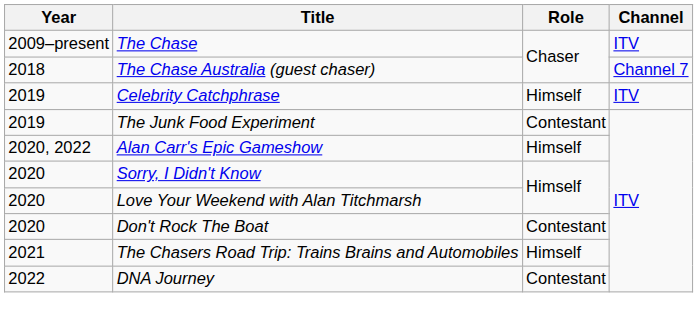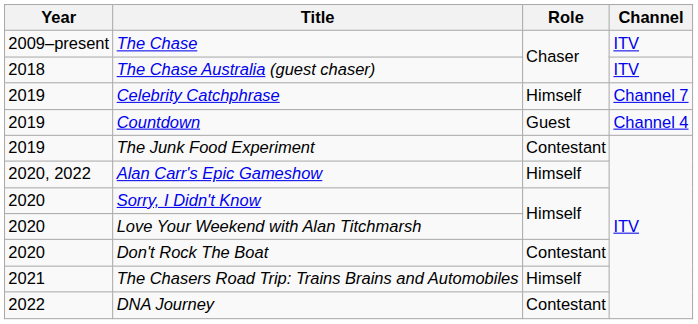(651, 69) Channel 7 -> (626, 69) ITV
(626, 95) ITV -> (651, 95) Channel 7
+ row: (158, 122)
